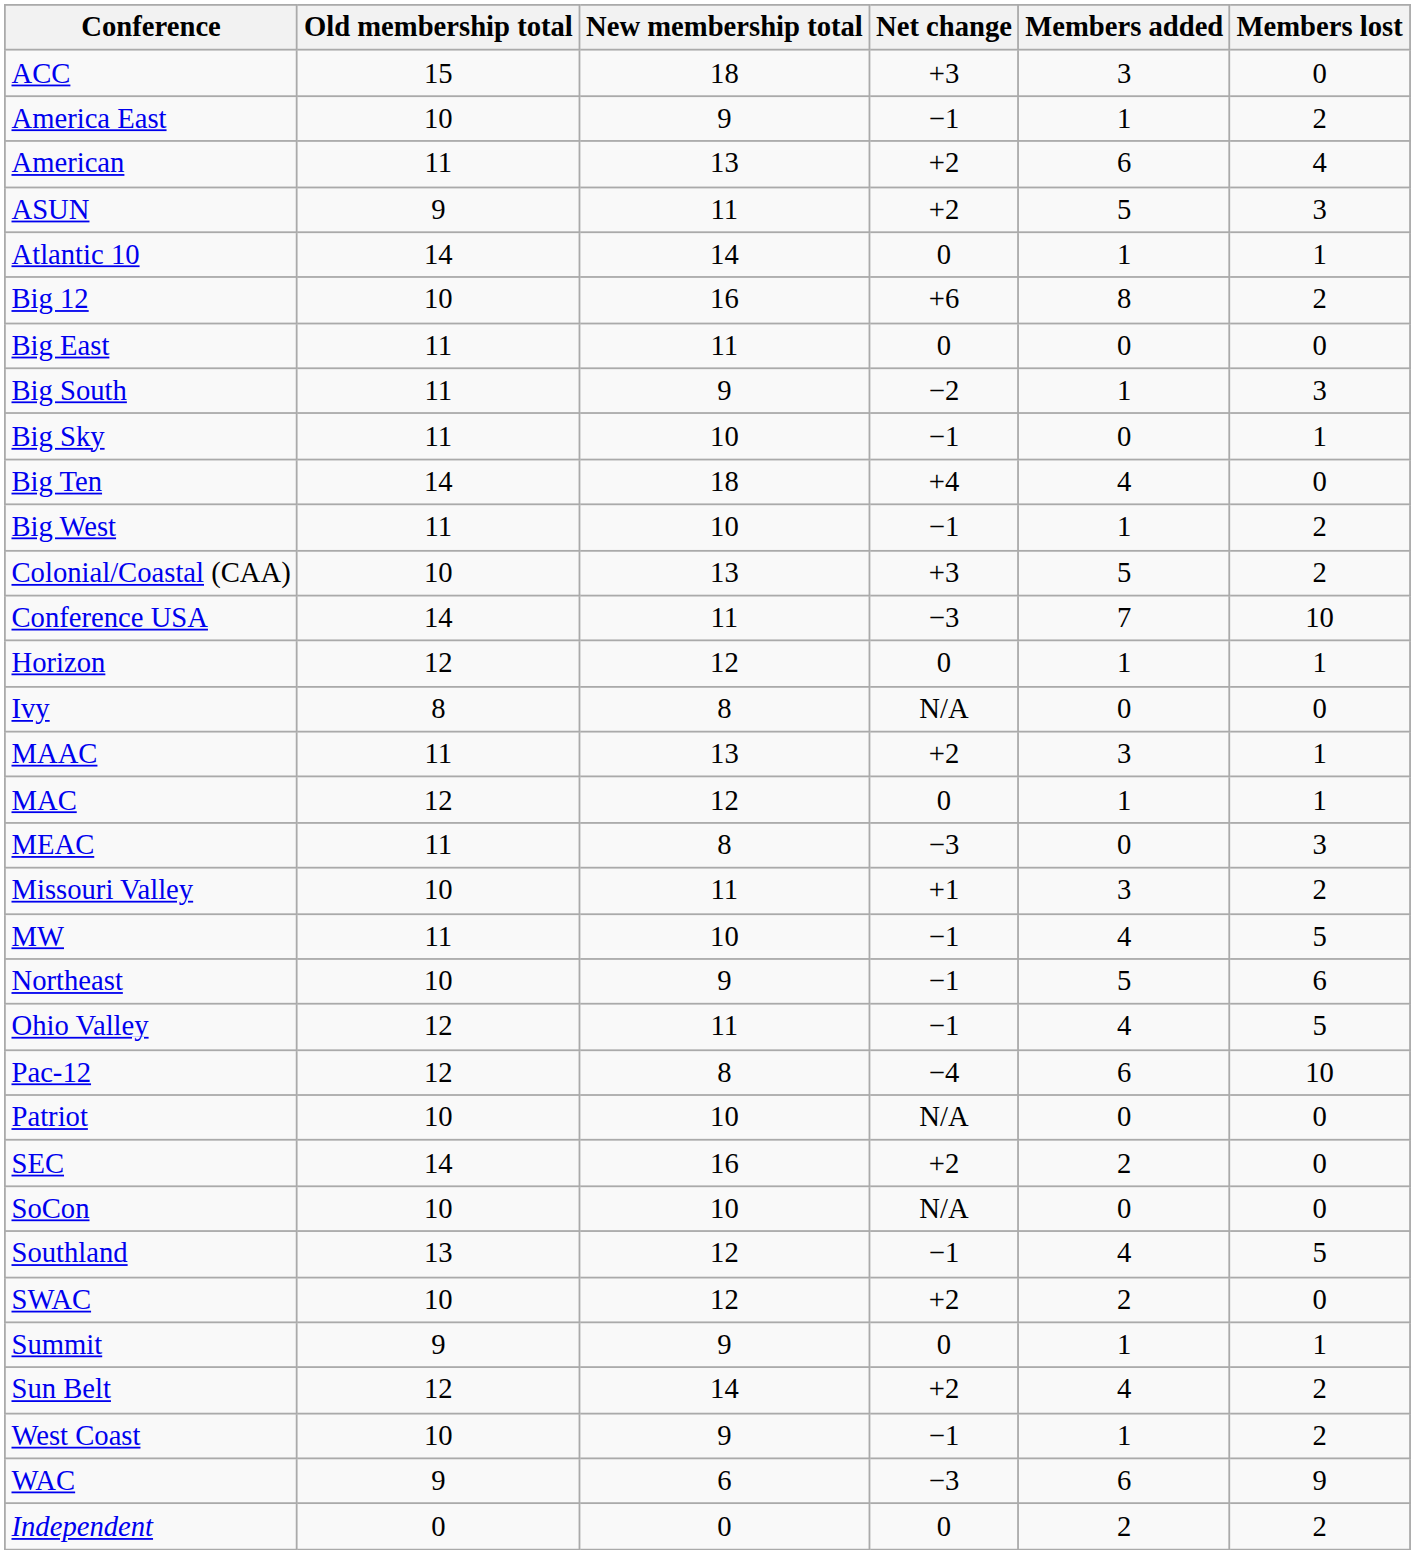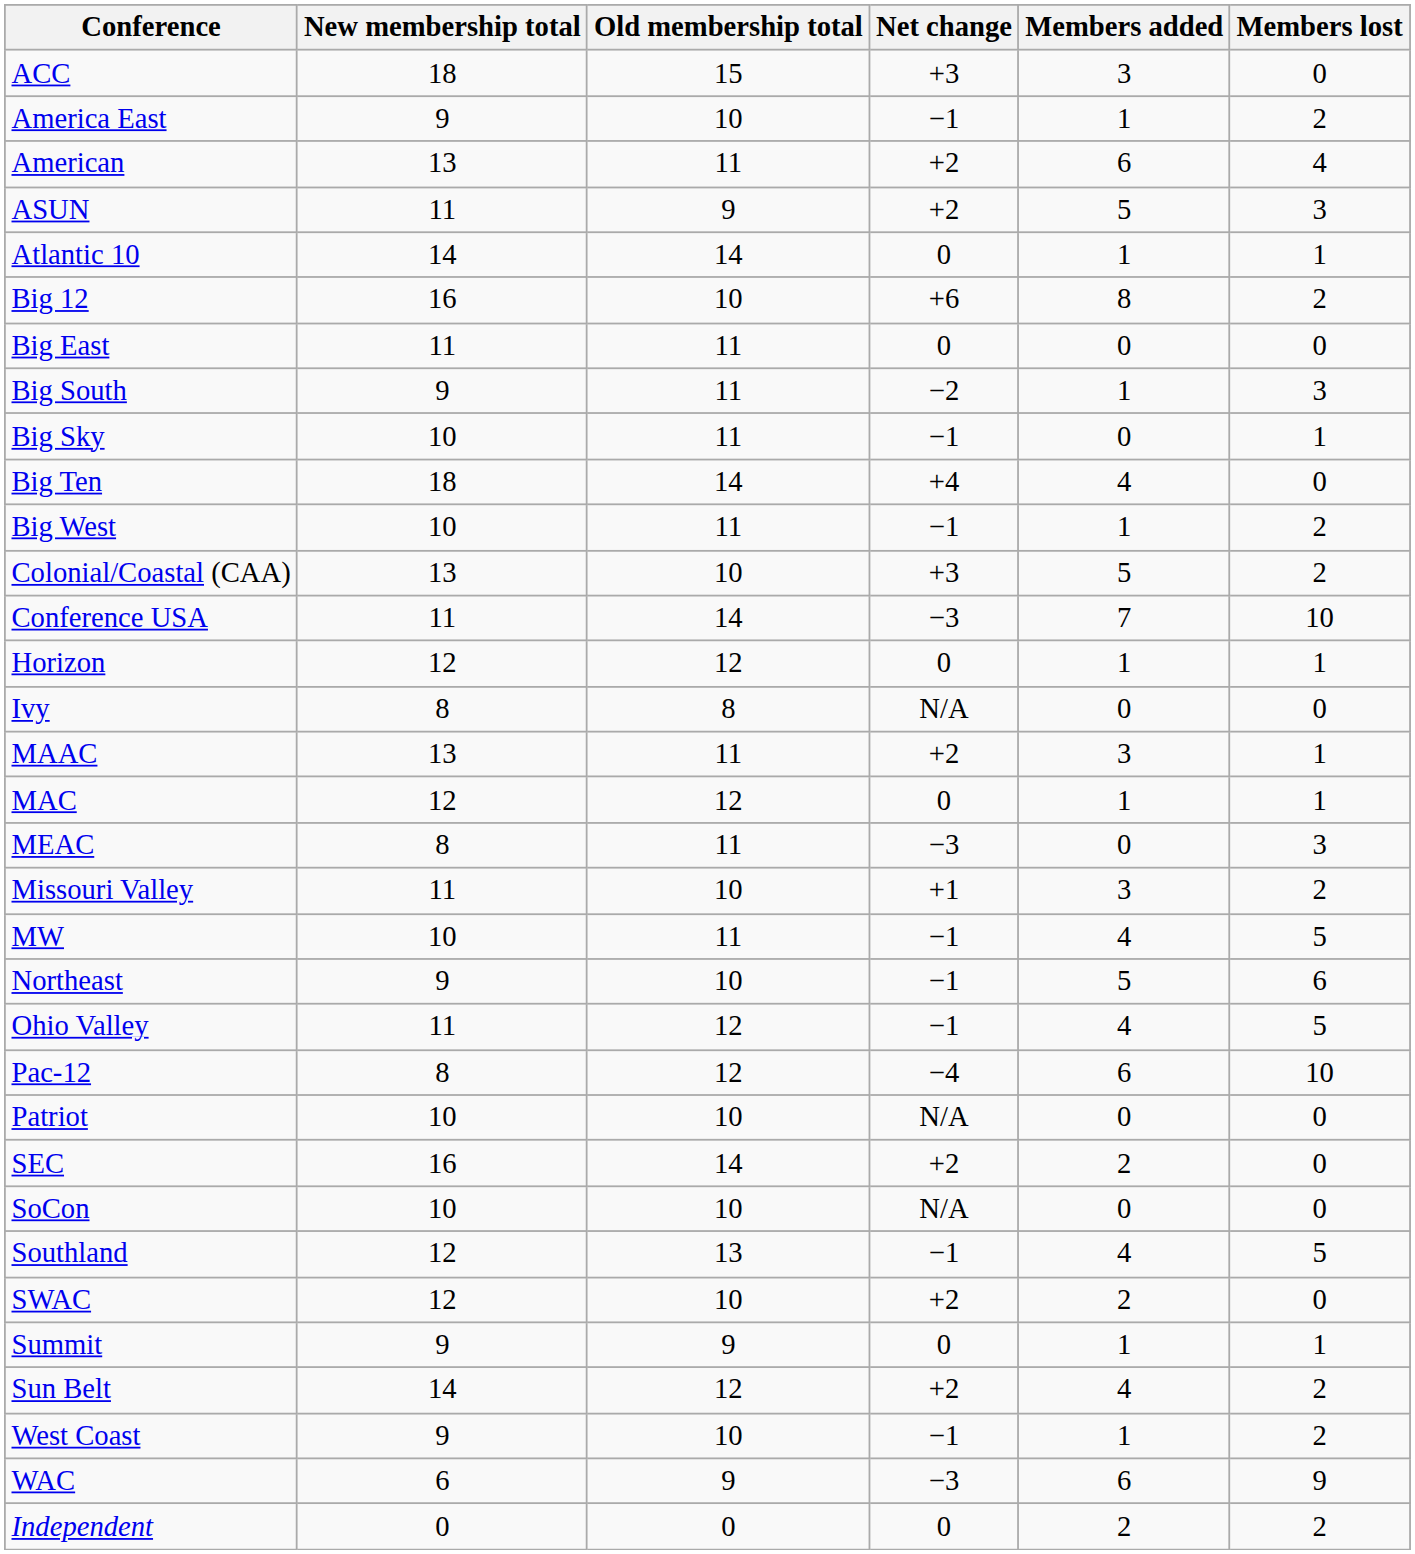columns swapped: (438, 27) <-> (724, 27)
